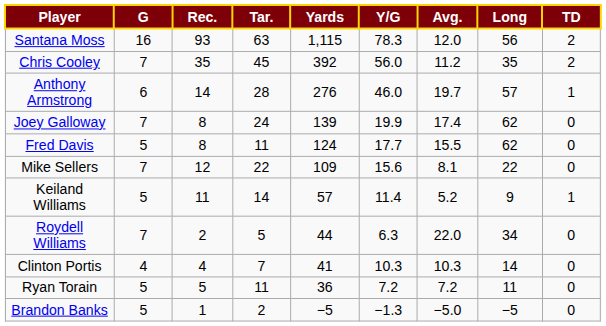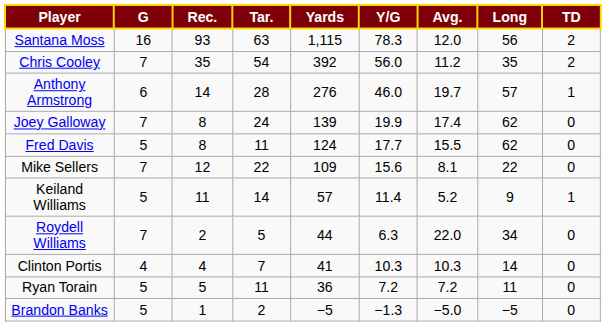(261, 63) 45 -> (261, 63) 54
